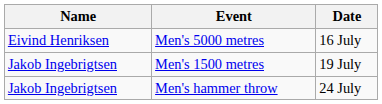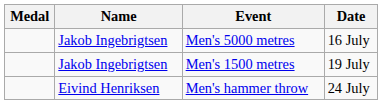+ column: (30, 16)
(58, 40) Eivind Henriksen -> (113, 40) Jakob Ingebrigtsen
(62, 88) Jakob Ingebrigtsen -> (109, 88) Eivind Henriksen
